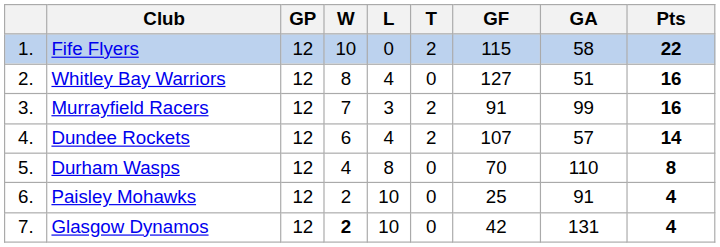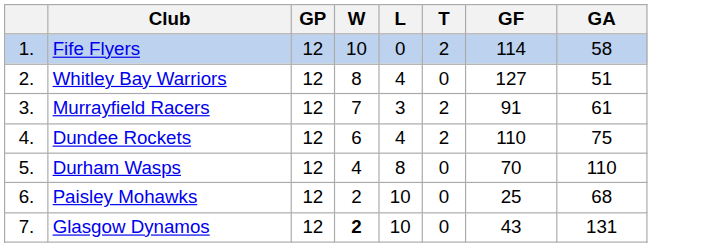- column: (671, 19)
(496, 49) 115 -> (511, 49) 114
(584, 108) 99 -> (602, 108) 61
(496, 138) 107 -> (511, 138) 110
(584, 138) 57 -> (602, 138) 75
(584, 197) 91 -> (602, 197) 68
(496, 227) 42 -> (511, 227) 43
